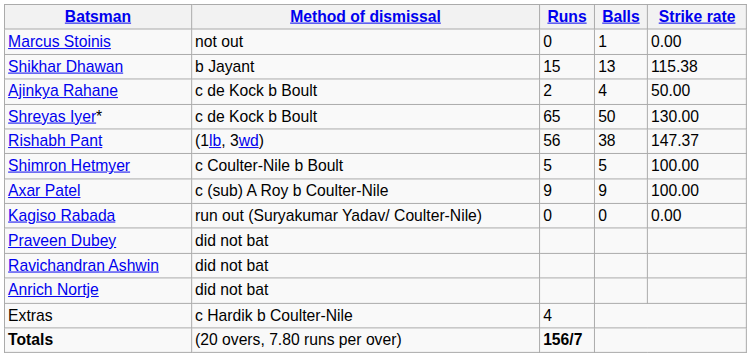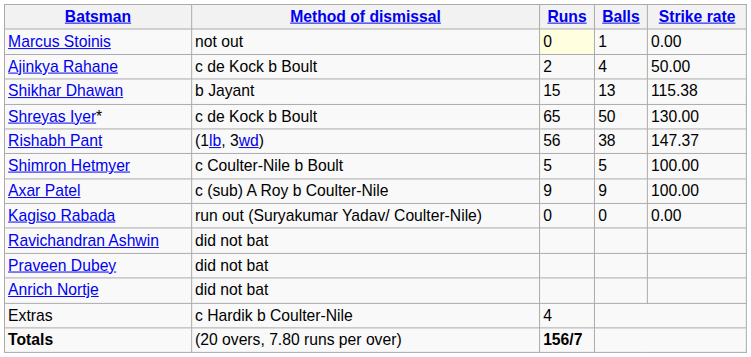(548, 41) no background -> (548, 41) lightyellow background
rows swapped: (66, 66) <-> (63, 91)
rows swapped: (84, 265) <-> (62, 240)
